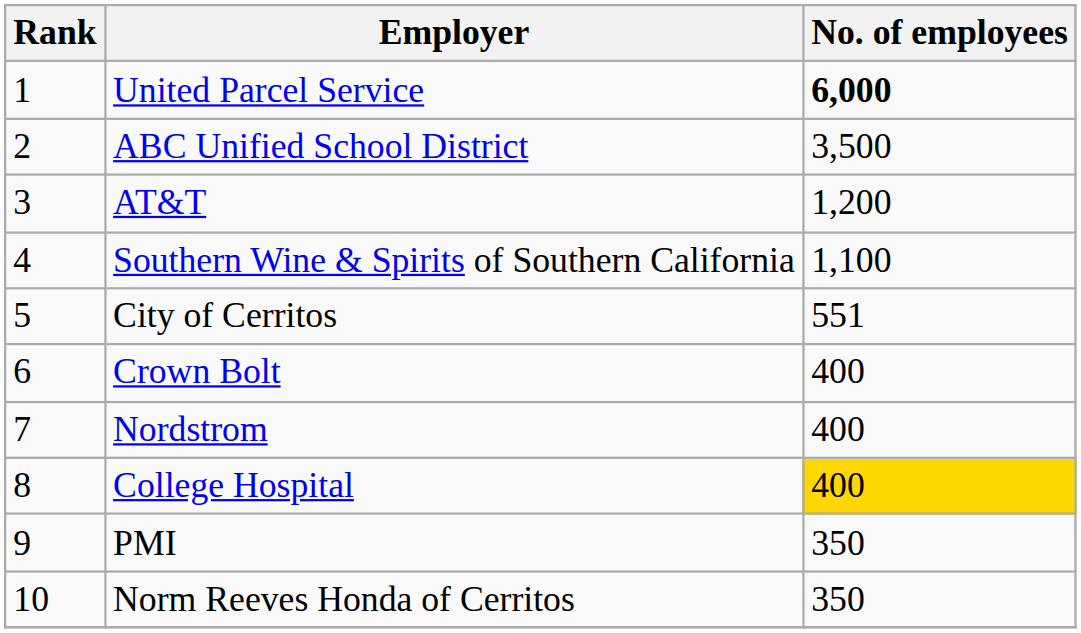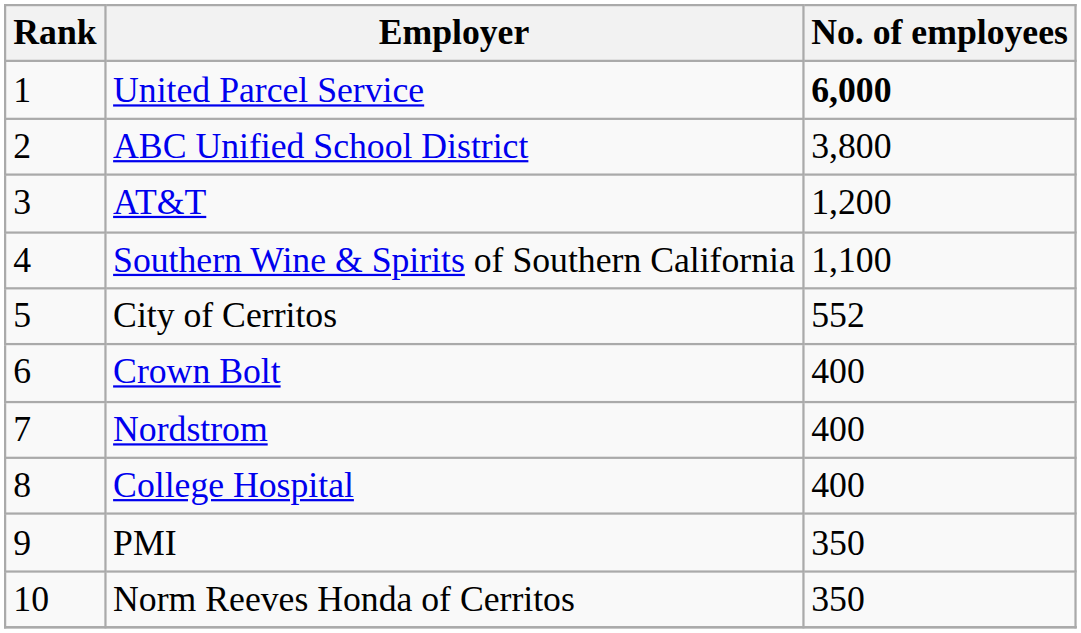(851, 145) 3,500 -> (851, 145) 3,800
(838, 315) 551 -> (838, 315) 552
(838, 485) gold background -> (838, 485) no background
